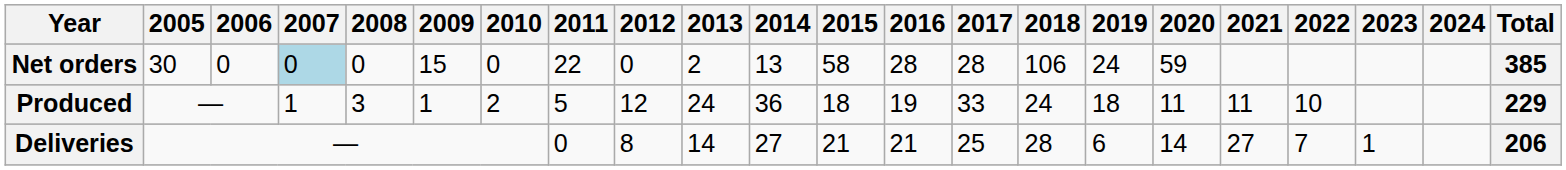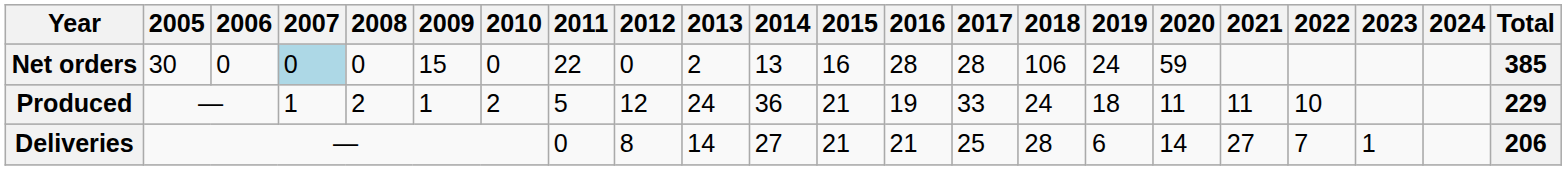(836, 64) 58 -> (836, 64) 16
(358, 104) 3 -> (358, 104) 2
(836, 104) 18 -> (836, 104) 21
